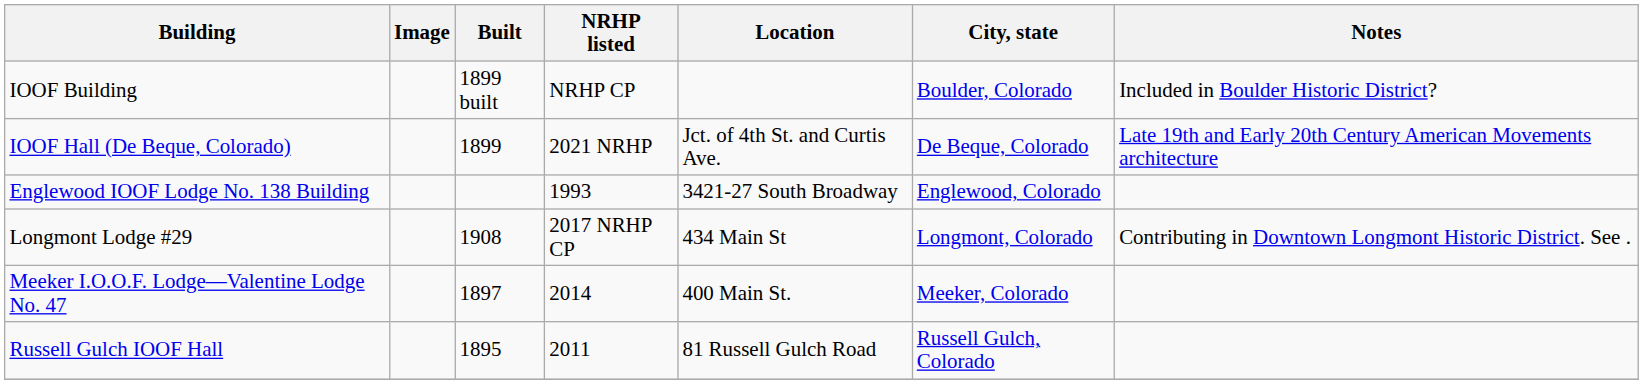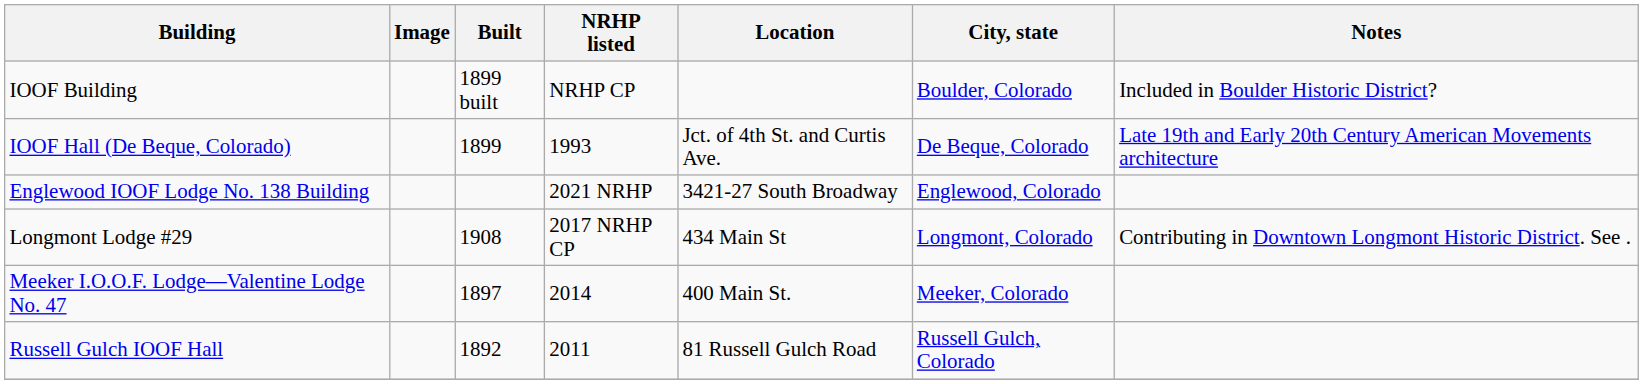(601, 146) 2021 NRHP -> (570, 146) 1993
(570, 191) 1993 -> (601, 191) 2021 NRHP
(480, 350) 1895 -> (480, 350) 1892
